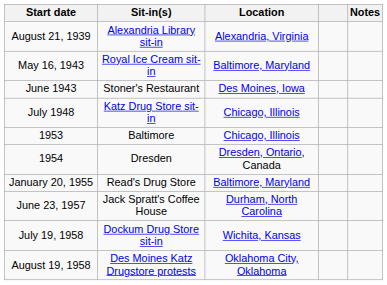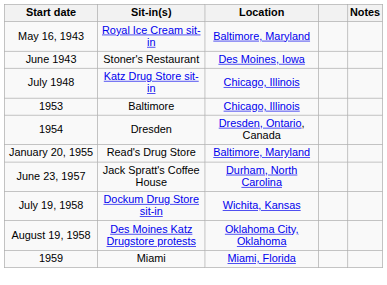- row: (51, 36)
+ row: (51, 259)
